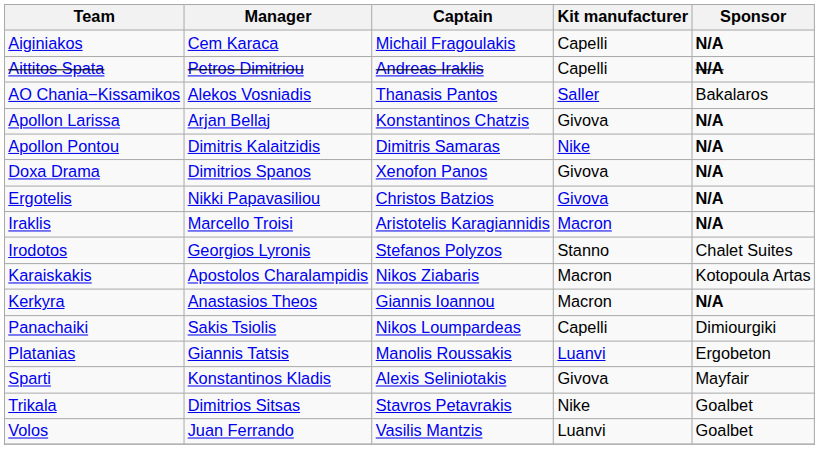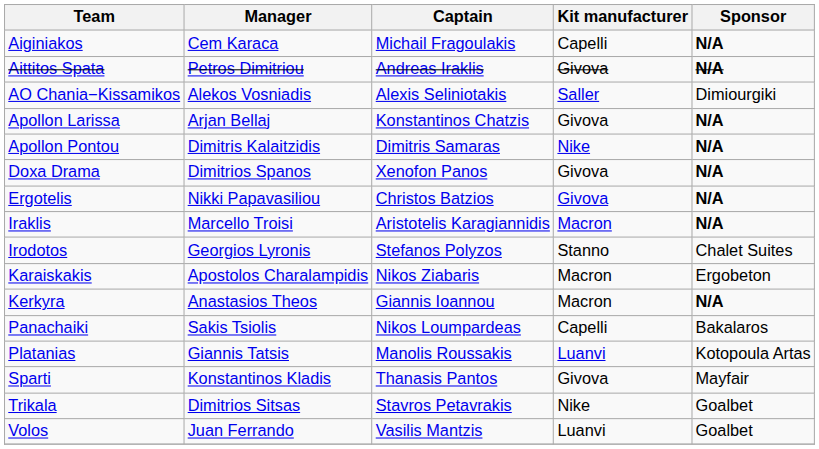(582, 69) Capelli -> (583, 69) Givova
(437, 95) Thanasis Pantos -> (441, 95) Alexis Seliniotakis
(732, 95) Bakalaros -> (736, 95) Dimiourgiki
(753, 276) Kotopoula Artas -> (733, 276) Ergobeton
(736, 328) Dimiourgiki -> (732, 328) Bakalaros
(733, 353) Ergobeton -> (753, 353) Kotopoula Artas
(441, 379) Alexis Seliniotakis -> (437, 379) Thanasis Pantos
